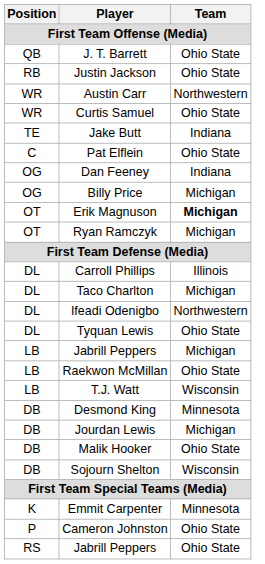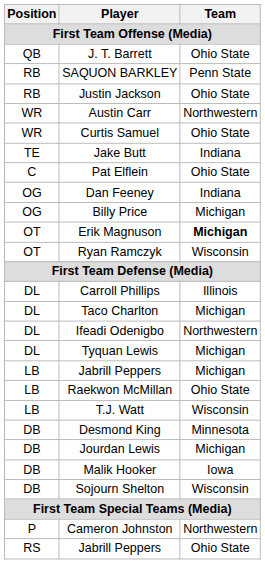+ row: (32, 73)
(211, 232) Michigan -> (220, 251) Wisconsin
(211, 331) Ohio State -> (220, 350) Michigan
(211, 449) Ohio State -> (220, 469) Iowa
- row: (32, 509)
(211, 529) Ohio State -> (220, 529) Northwestern
